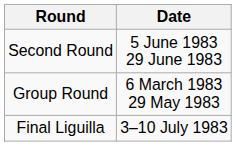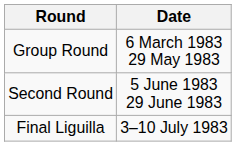rows swapped: (61, 94) <-> (61, 51)
